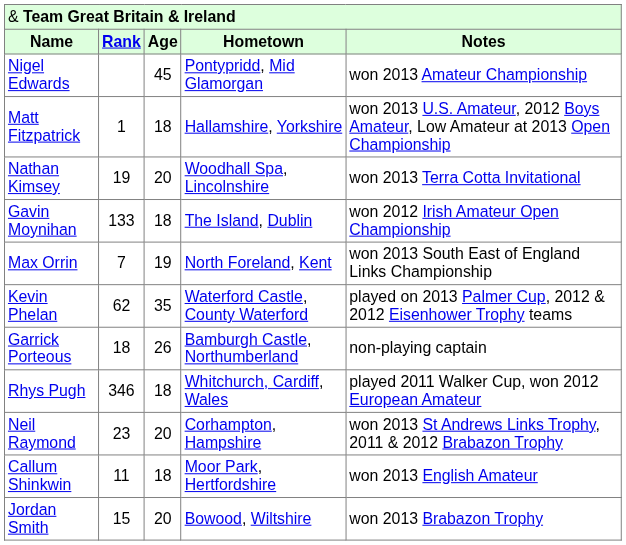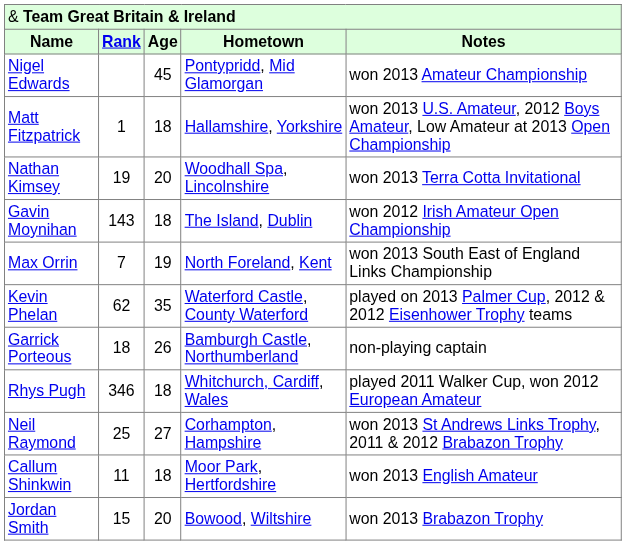(121, 220) 133 -> (121, 220) 143
(121, 433) 23 -> (121, 433) 25
(163, 433) 20 -> (163, 433) 27
